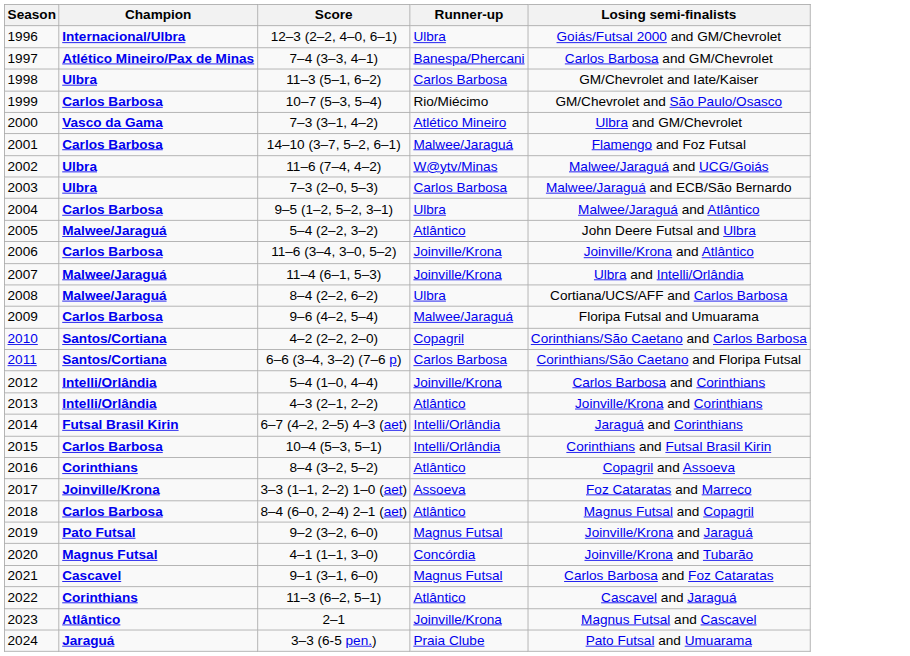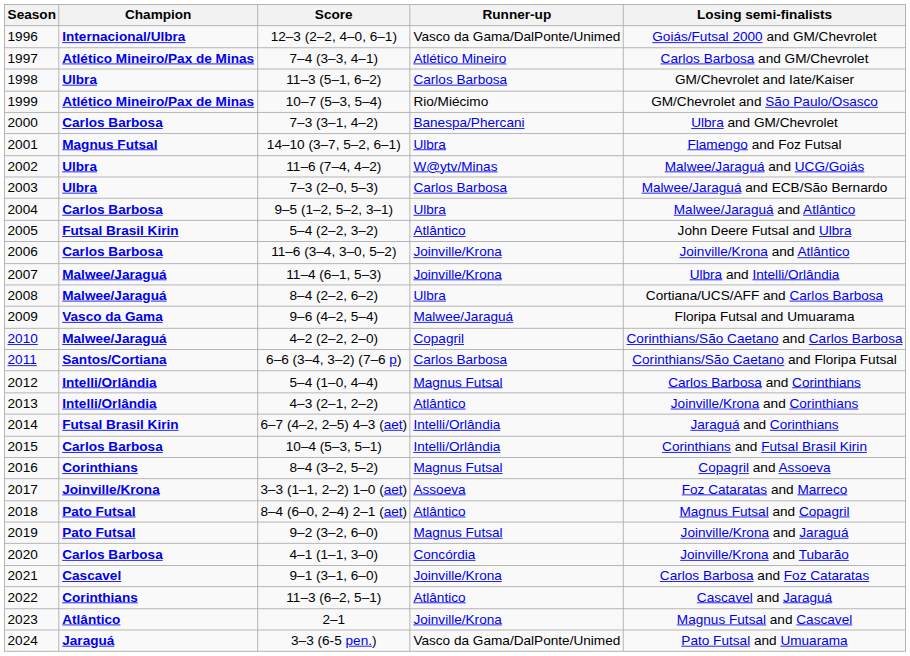(430, 36) Ulbra -> (517, 36) Vasco da Gama/DalPonte/Unimed
(469, 58) Banespa/Phercani -> (460, 58) Atlético Mineiro
(112, 101) Carlos Barbosa -> (158, 101) Atlético Mineiro/Pax de Minas
(112, 123) Vasco da Gama -> (112, 123) Carlos Barbosa
(460, 123) Atlético Mineiro -> (469, 123) Banespa/Phercani
(112, 144) Carlos Barbosa -> (110, 144) Magnus Futsal
(463, 144) Malwee/Jaraguá -> (430, 144) Ulbra
(114, 230) Malwee/Jaraguá -> (120, 230) Futsal Brasil Kirin
(112, 317) Carlos Barbosa -> (112, 317) Vasco da Gama
(114, 338) Santos/Cortiana -> (114, 338) Malwee/Jaraguá
(458, 381) Joinville/Krona -> (458, 381) Magnus Futsal
(439, 468) Atlântico -> (458, 468) Magnus Futsal
(112, 511) Carlos Barbosa -> (99, 511) Pato Futsal
(110, 554) Magnus Futsal -> (112, 554) Carlos Barbosa
(458, 576) Magnus Futsal -> (458, 576) Joinville/Krona
(449, 640) Praia Clube -> (517, 640) Vasco da Gama/DalPonte/Unimed
